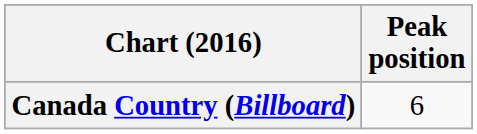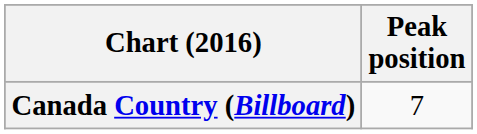(417, 104) 6 -> (417, 104) 7
